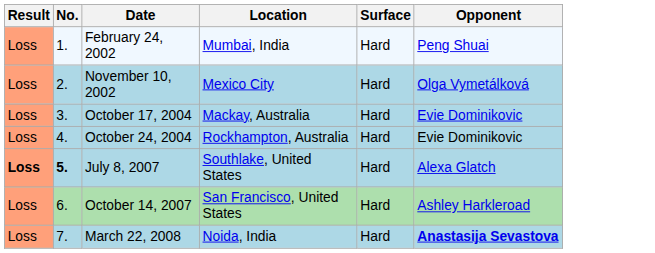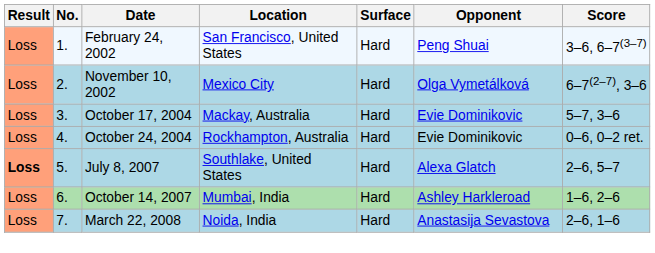+ column: (606, 15)
(246, 45) Mumbai, India -> (270, 45) San Francisco, United States
(62, 167) bold -> (62, 167) normal
(270, 205) San Francisco, United States -> (246, 197) Mumbai, India
(488, 236) bold -> (483, 220) normal
